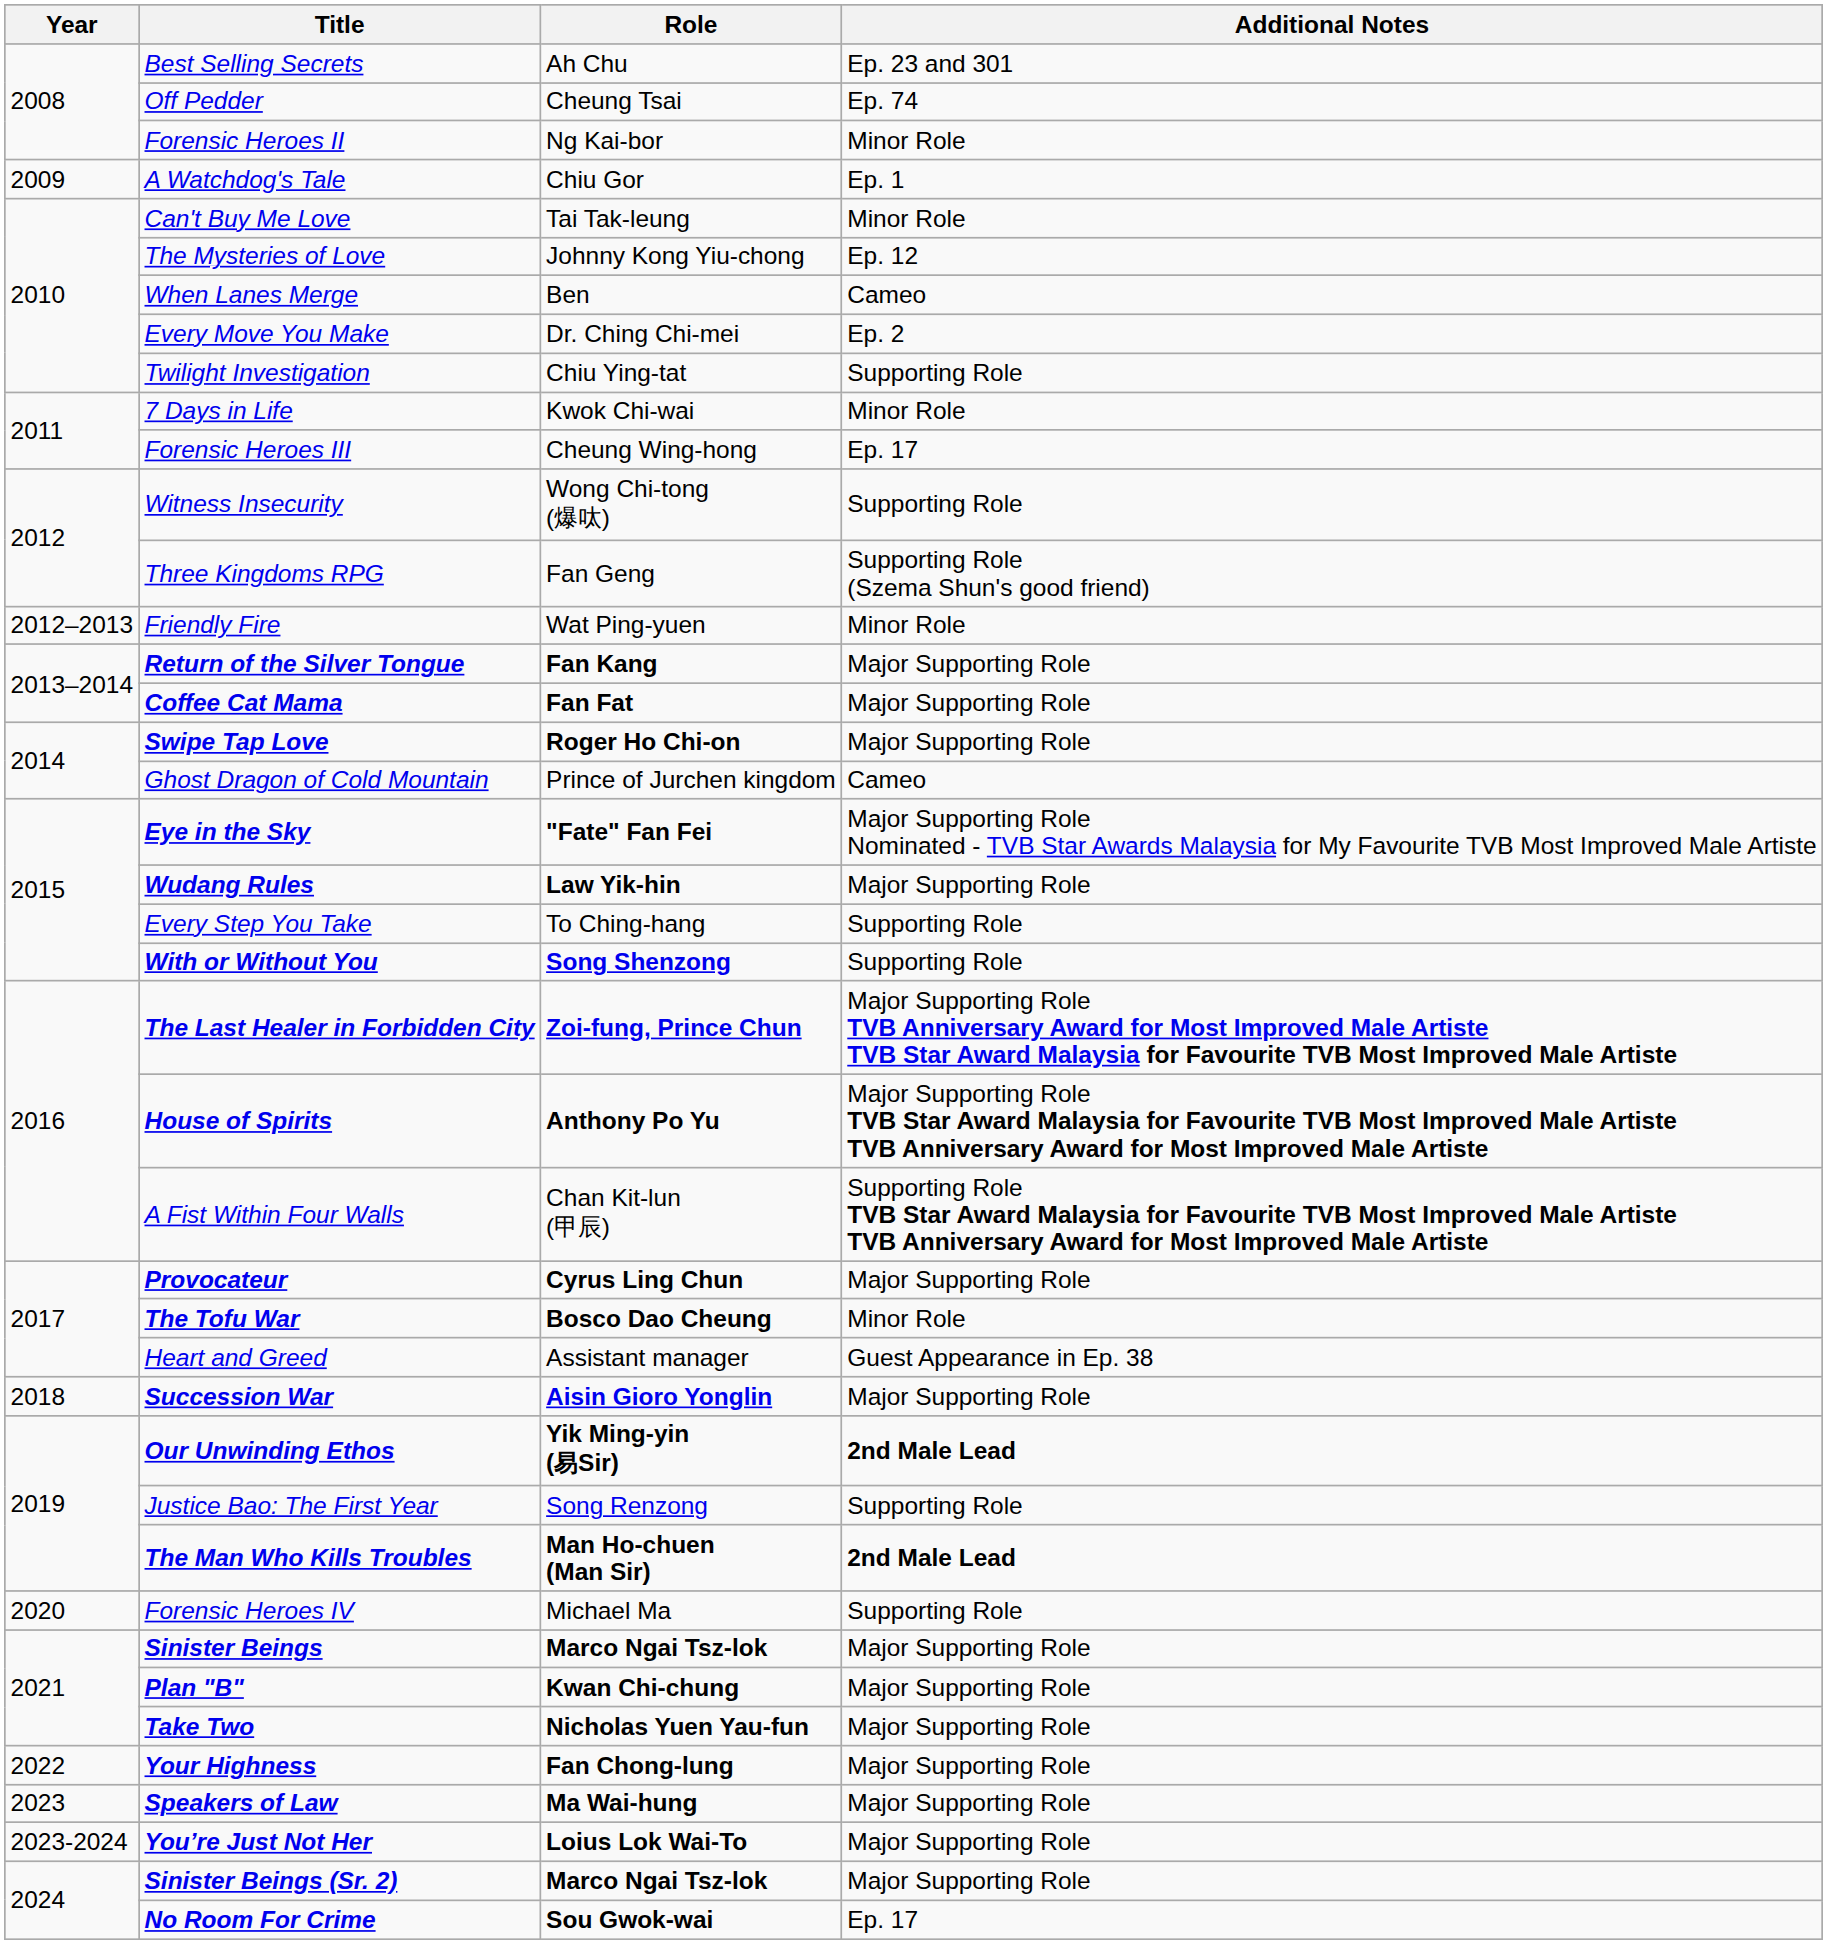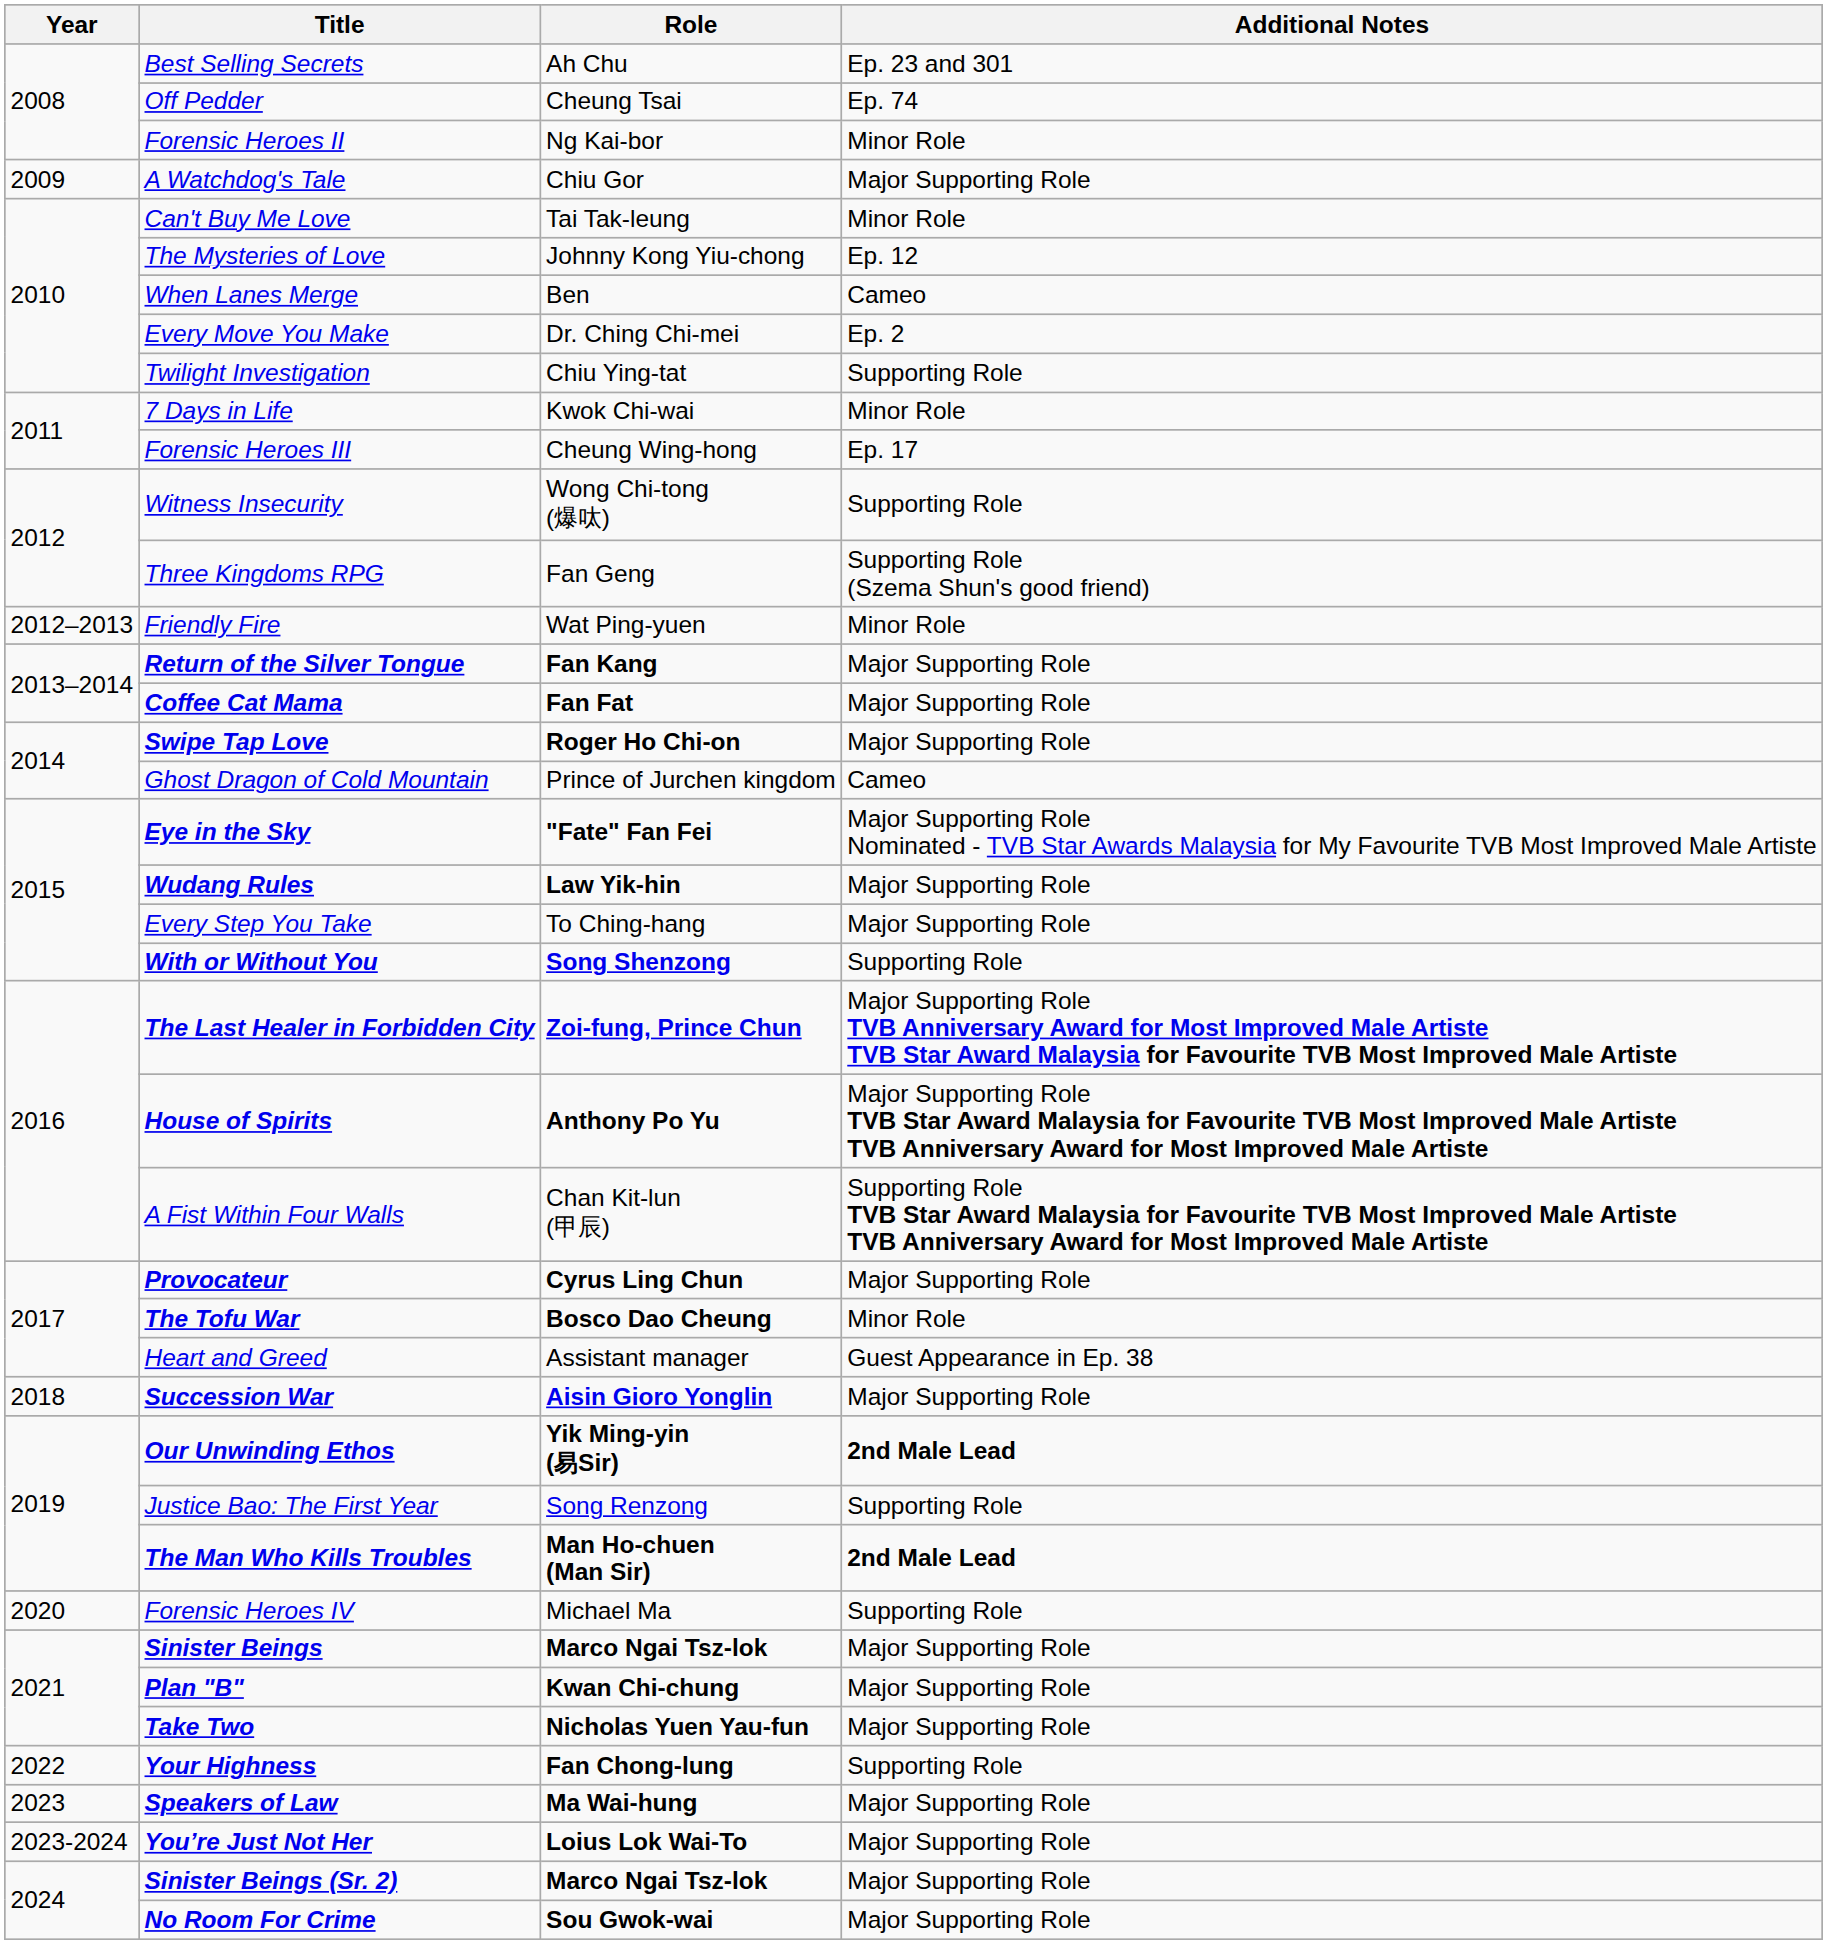(876, 179) Ep. 1 -> (969, 179) Major Supporting Role
(935, 923) Supporting Role -> (969, 923) Major Supporting Role
(969, 1765) Major Supporting Role -> (935, 1765) Supporting Role
(883, 1920) Ep. 17 -> (969, 1920) Major Supporting Role
